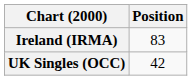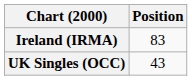(158, 63) 42 -> (158, 63) 43
